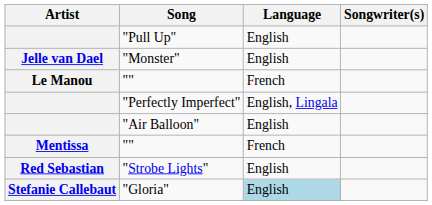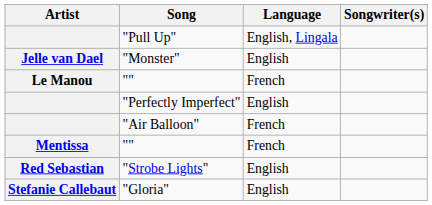(268, 37) English -> (292, 37) English, Lingala
(292, 102) English, Lingala -> (268, 102) English
(268, 124) English -> (266, 124) French
(268, 189) lightblue background -> (268, 189) no background
